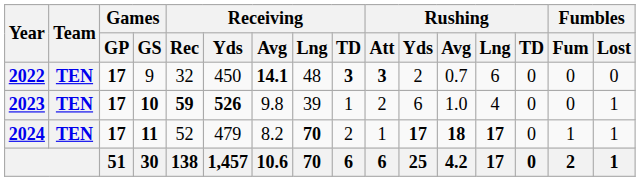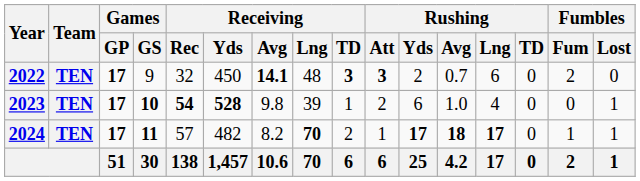(570, 76) 0 -> (570, 76) 2
(185, 104) 59 -> (185, 104) 54
(228, 104) 526 -> (228, 104) 528
(185, 133) 52 -> (185, 133) 57
(228, 133) 479 -> (228, 133) 482
